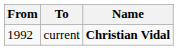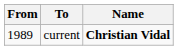(20, 34) 1992 -> (20, 34) 1989
